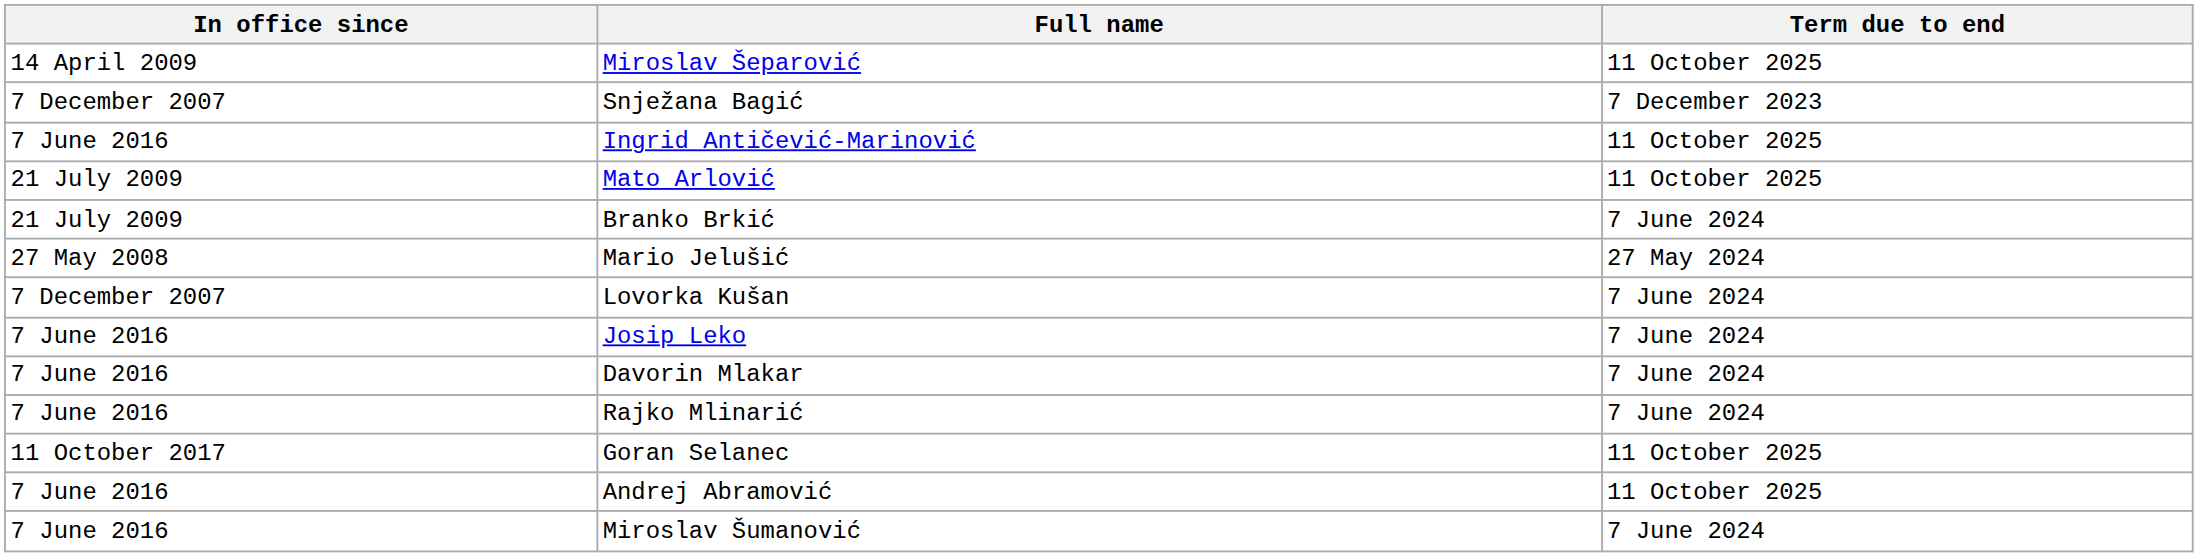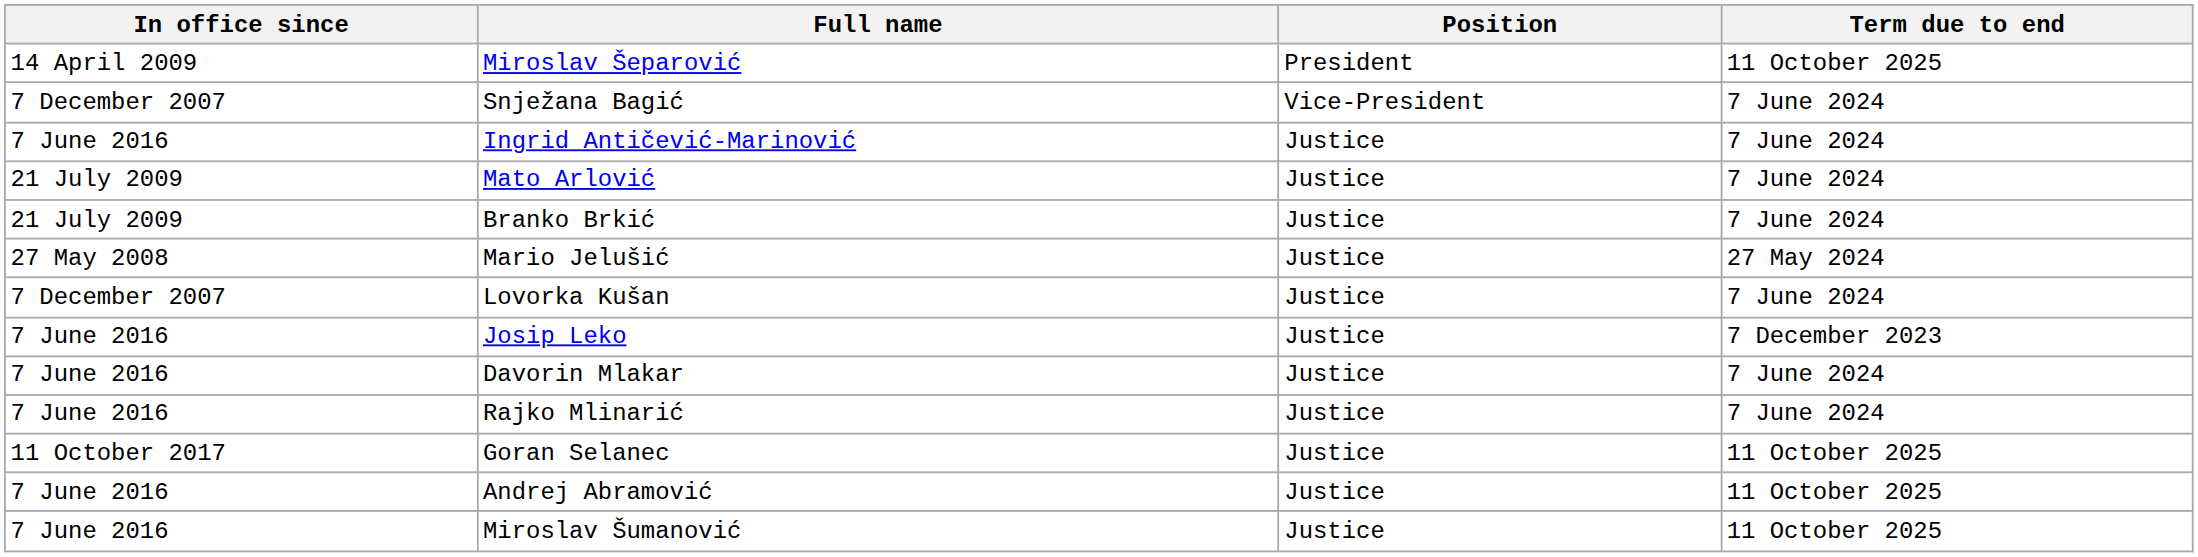+ column: (1500, 24)
(1715, 102) 7 December 2023 -> (1806, 102) 7 June 2024
(1715, 141) 11 October 2025 -> (1806, 141) 7 June 2024
(1715, 180) 11 October 2025 -> (1806, 180) 7 June 2024
(1686, 336) 7 June 2024 -> (1834, 336) 7 December 2023
(1686, 531) 7 June 2024 -> (1834, 531) 11 October 2025
